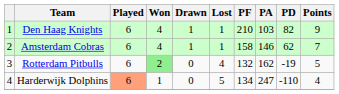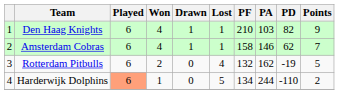(159, 64) lightgreen background -> (159, 64) no background
(266, 81) 247 -> (266, 81) 244
(317, 81) 4 -> (317, 81) 2
